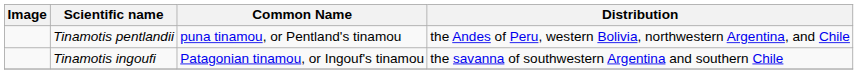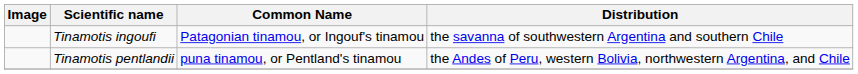rows swapped: (114, 36) <-> (104, 58)
